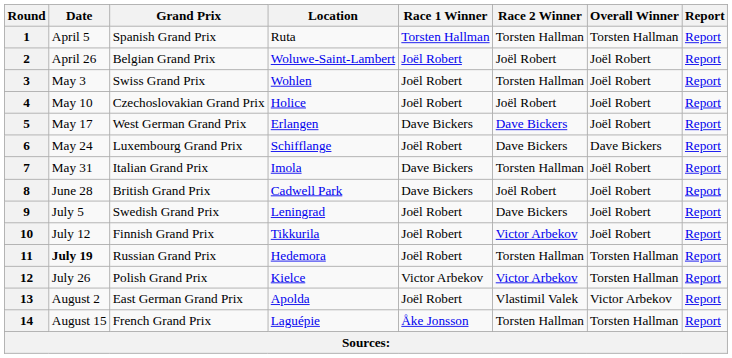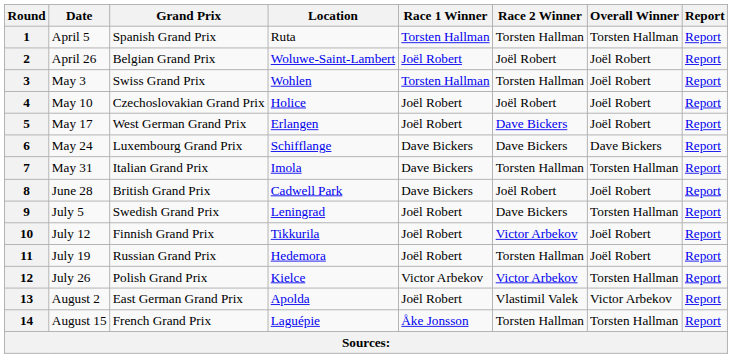(432, 81) Joël Robert -> (445, 81) Torsten Hallman
(437, 124) Dave Bickers -> (432, 124) Joël Robert
(432, 146) Joël Robert -> (437, 146) Dave Bickers
(620, 168) Joël Robert -> (634, 168) Torsten Hallman
(620, 211) Joël Robert -> (634, 211) Torsten Hallman
(72, 255) bold -> (71, 255) normal
(634, 255) Torsten Hallman -> (620, 255) Joël Robert
